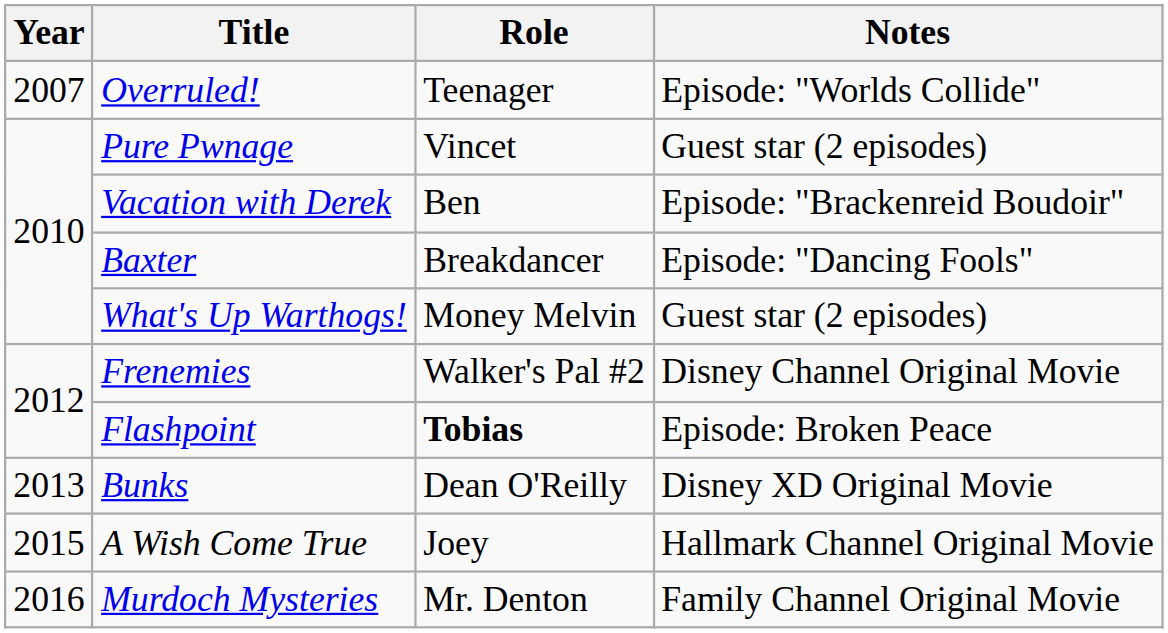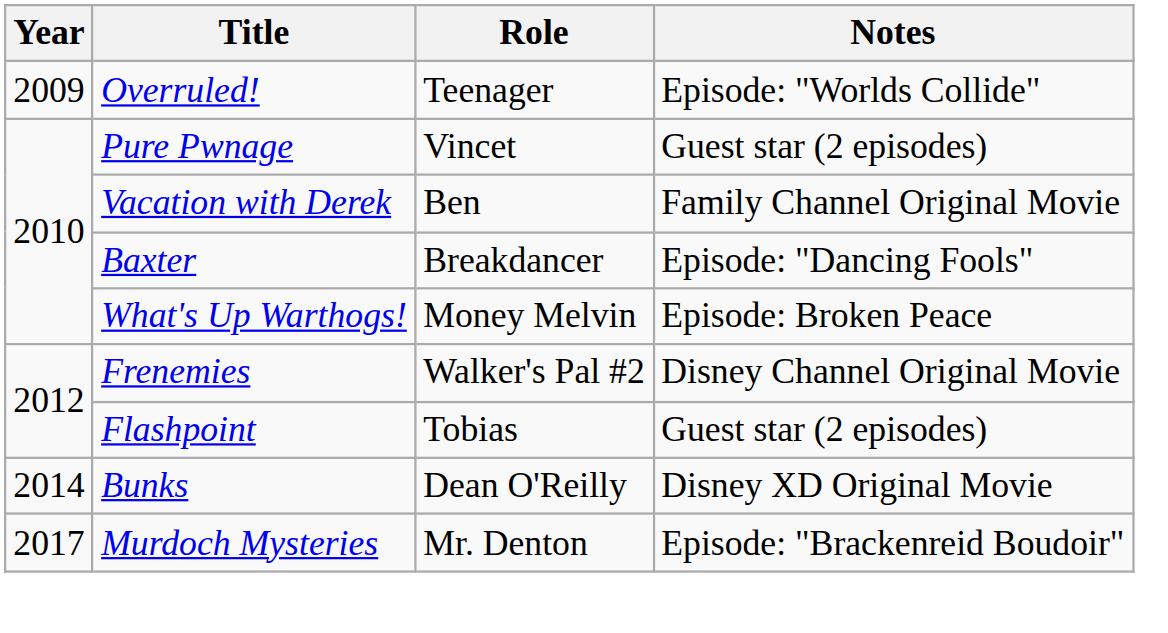(49, 89) 2007 -> (49, 89) 2009
(893, 202) Episode: "Brackenreid Boudoir" -> (891, 202) Family Channel Original Movie
(824, 315) Guest star (2 episodes) -> (827, 315) Episode: Broken Peace
(473, 428) bold -> (471, 428) normal
(827, 428) Episode: Broken Peace -> (824, 428) Guest star (2 episodes)
(49, 485) 2013 -> (49, 485) 2014
- row: (234, 542)
(49, 598) 2016 -> (49, 542) 2017
(891, 598) Family Channel Original Movie -> (893, 542) Episode: "Brackenreid Boudoir"
